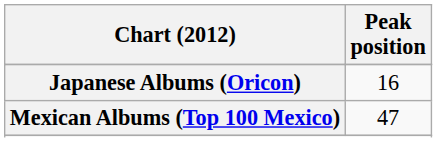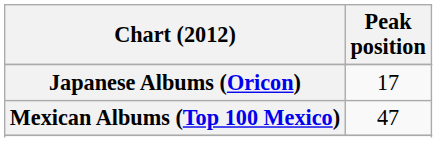(388, 82) 16 -> (388, 82) 17
